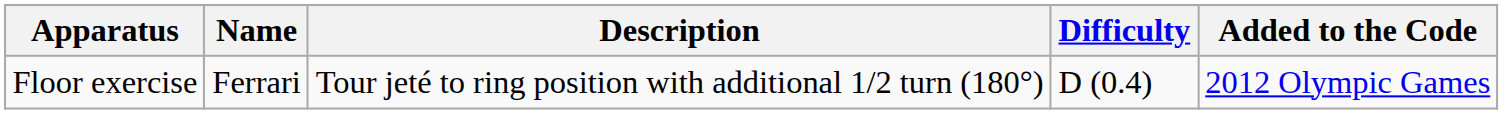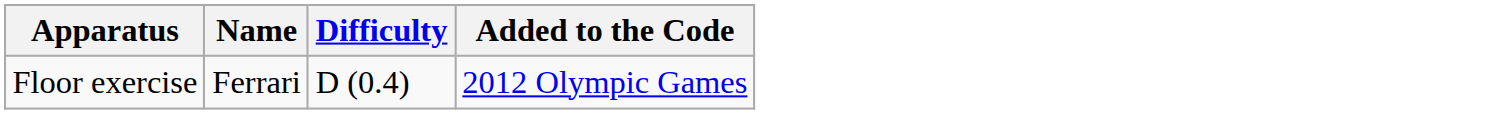- column: (680, 30)
